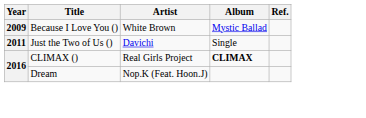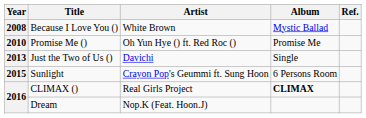(16, 27) 2009 -> (16, 27) 2008
+ row: (59, 43)
(16, 43) 2011 -> (16, 58) 2013
+ row: (47, 74)
